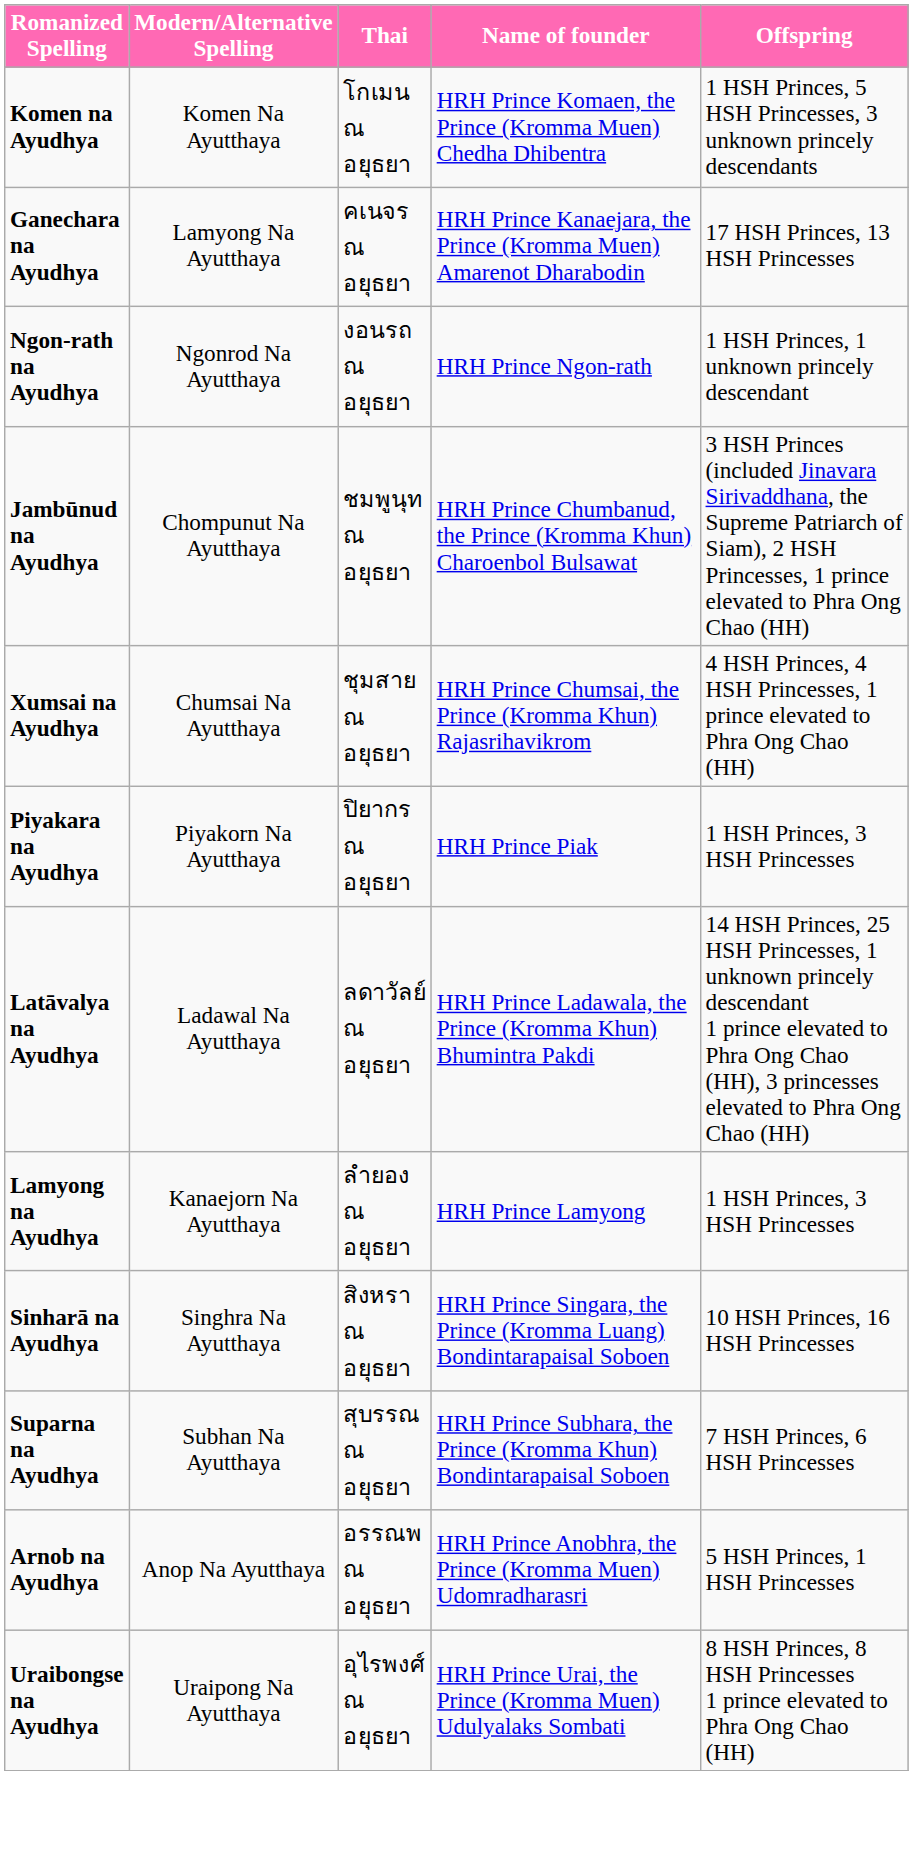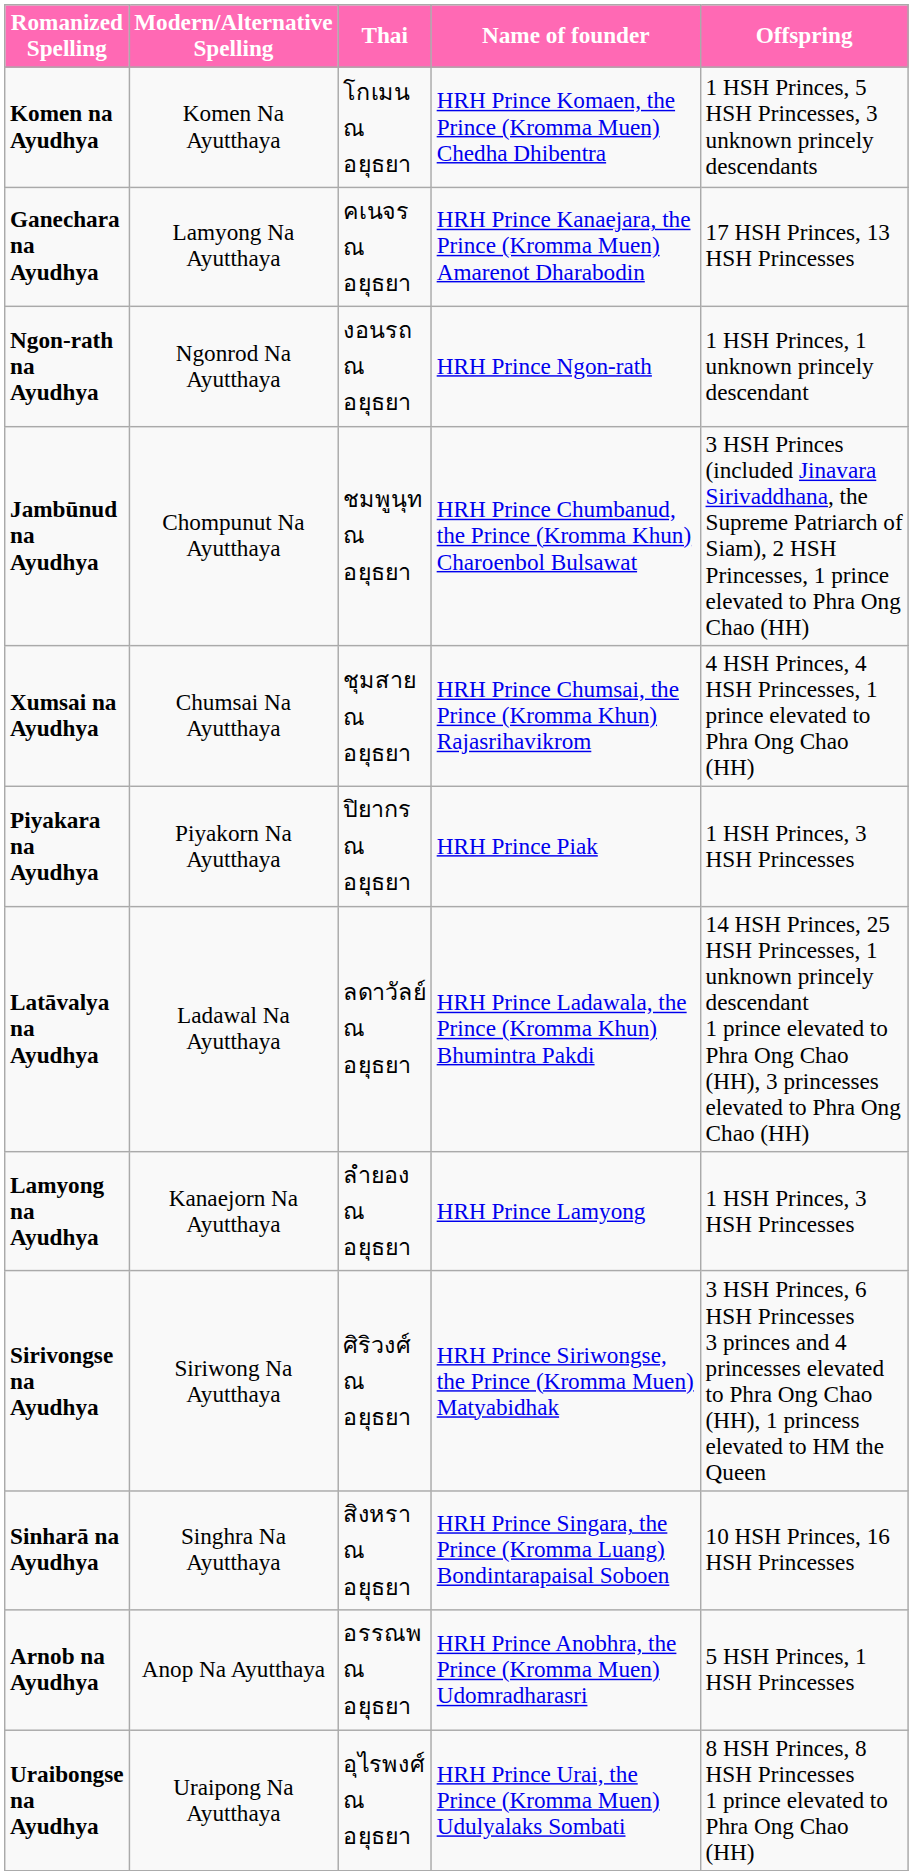+ row: (62, 1380)
- row: (54, 1450)
